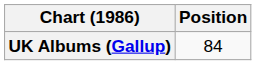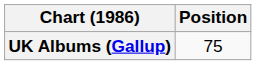(213, 45) 84 -> (213, 45) 75
